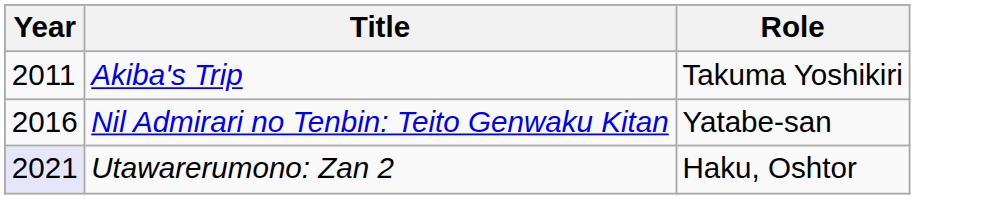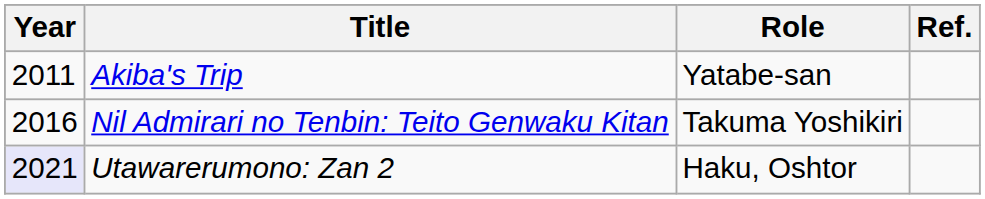+ column: (944, 27)
(793, 74) Takuma Yoshikiri -> (757, 74) Yatabe-san
(757, 121) Yatabe-san -> (793, 121) Takuma Yoshikiri
